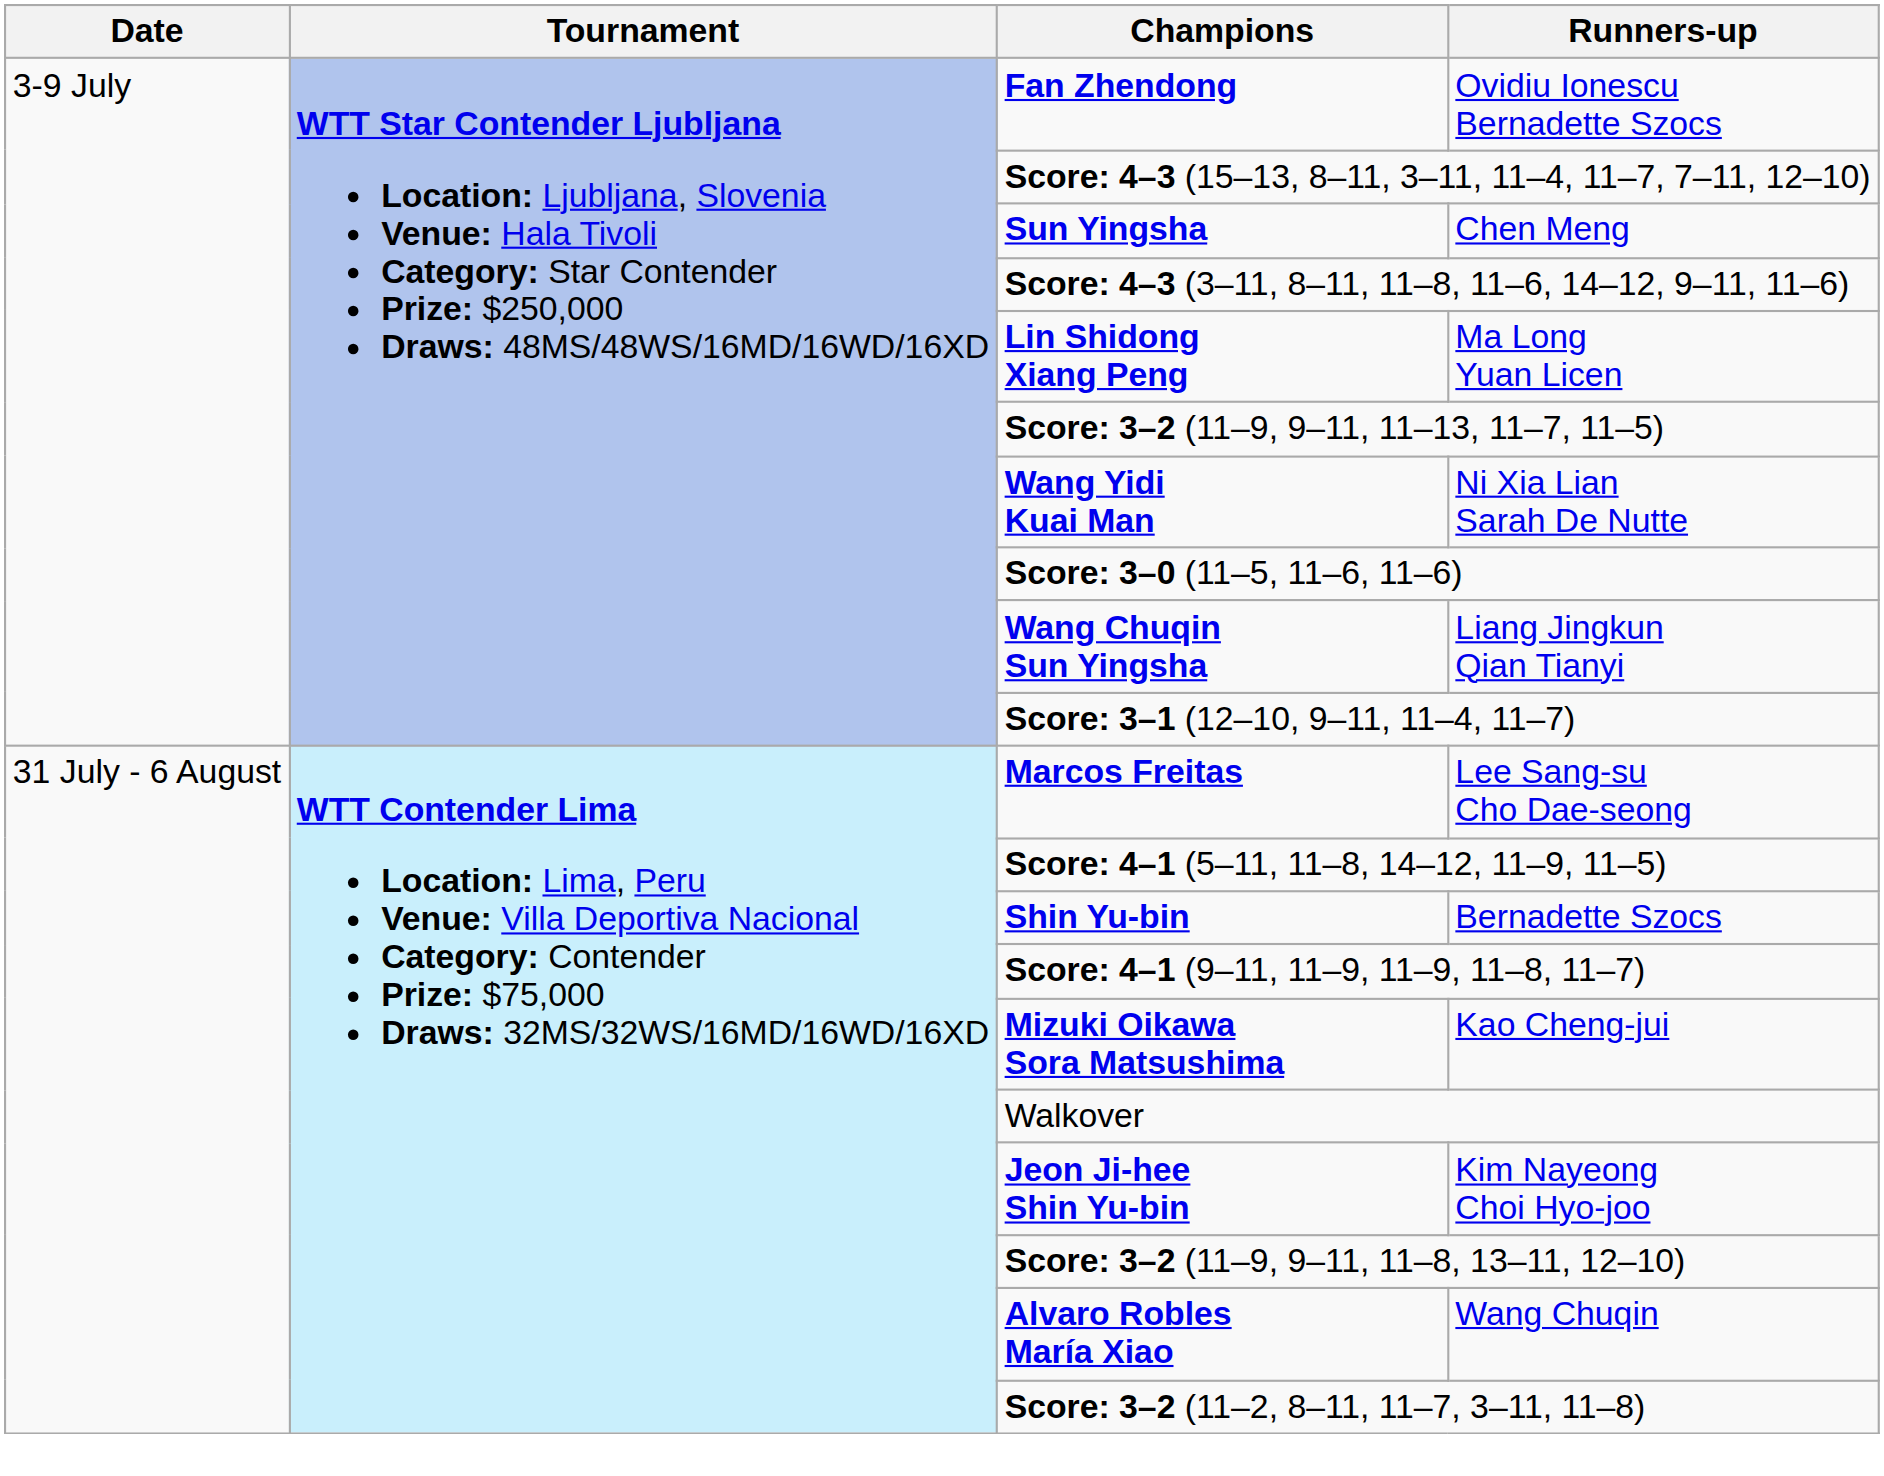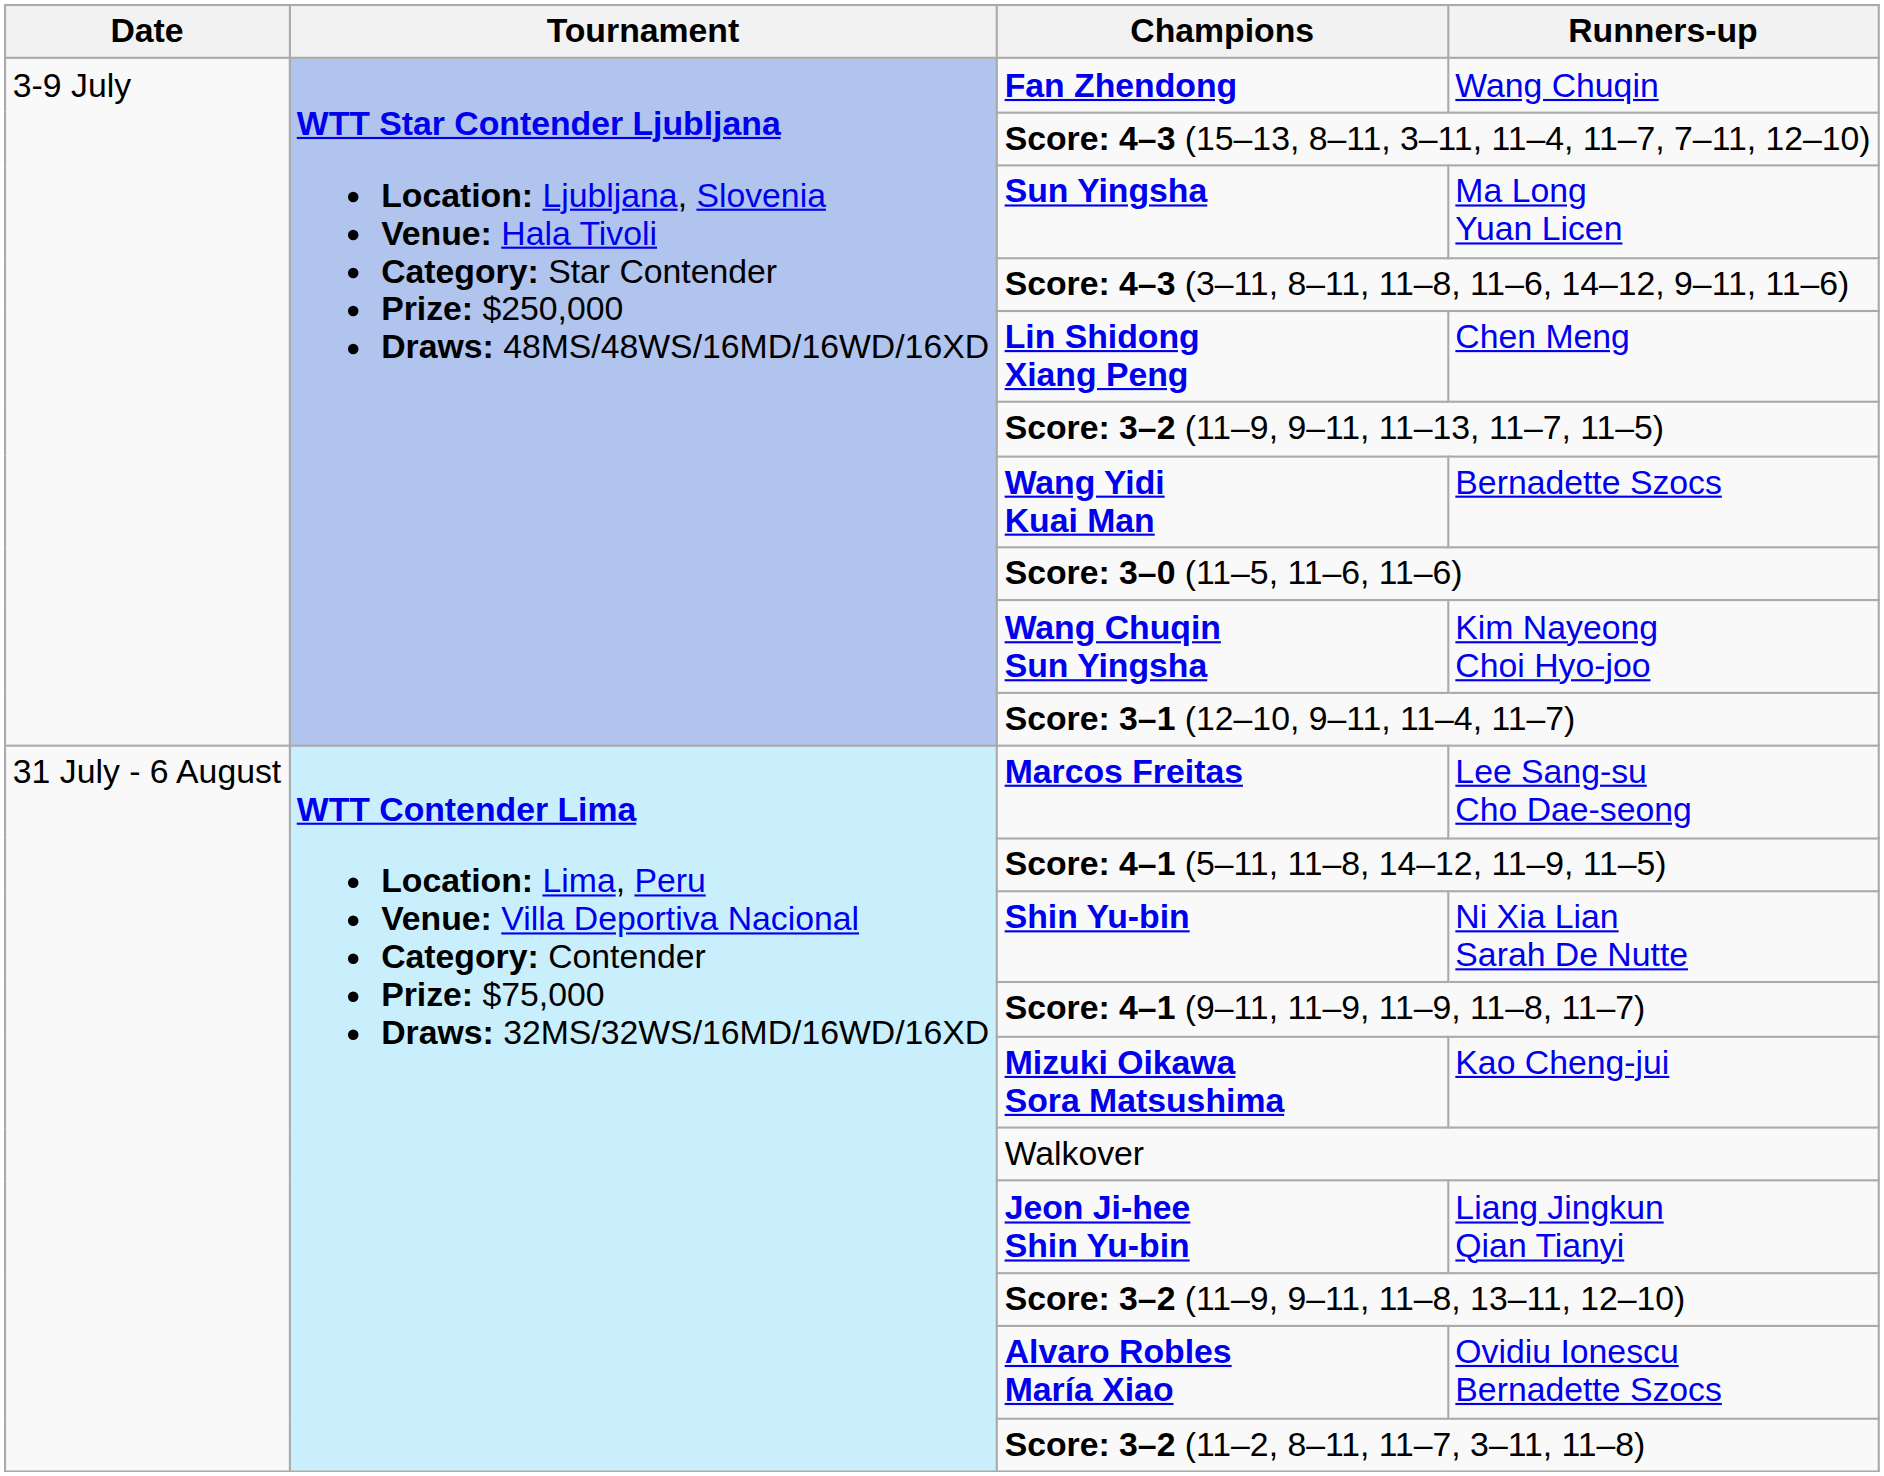(1589, 103) Ovidiu Ionescu Bernadette Szocs -> (1557, 84) Wang Chuqin
(1543, 229) Chen Meng -> (1539, 210) Ma Long Yuan Licen
(1539, 355) Ma Long Yuan Licen -> (1543, 336) Chen Meng
(1572, 501) Ni Xia Lian Sarah De Nutte -> (1589, 482) Bernadette Szocs
(1560, 646) Liang Jingkun Qian Tianyi -> (1557, 646) Kim Nayeong Choi Hyo-joo
(1589, 917) Bernadette Szocs -> (1572, 936) Ni Xia Lian Sarah De Nutte
(1557, 1188) Kim Nayeong Choi Hyo-joo -> (1560, 1226) Liang Jingkun Qian Tianyi
(1557, 1314) Wang Chuqin -> (1589, 1371) Ovidiu Ionescu Bernadette Szocs
